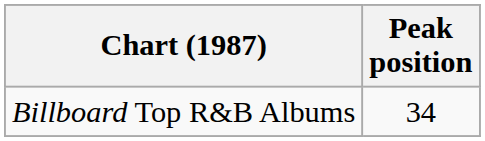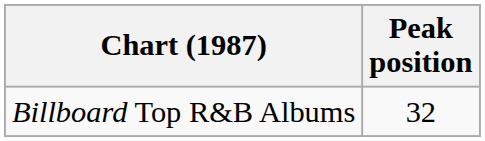(421, 111) 34 -> (421, 111) 32
